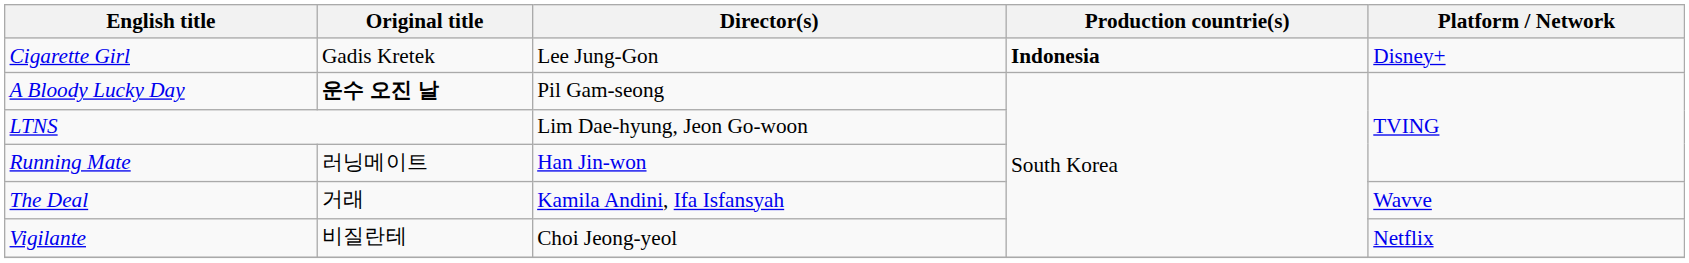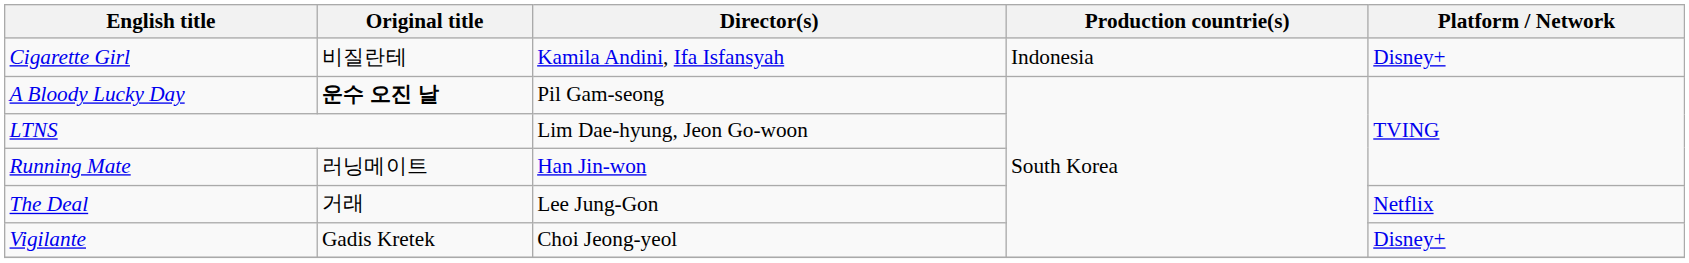(378, 55) Gadis Kretek -> (364, 56) 비질란테
(598, 55) Lee Jung-Gon -> (661, 57) Kamila Andini, Ifa Isfansyah
(1055, 55) bold -> (1052, 57) normal
(661, 200) Kamila Andini, Ifa Isfansyah -> (598, 204) Lee Jung-Gon
(1403, 200) Wavve -> (1403, 204) Netflix
(364, 237) 비질란테 -> (378, 239) Gadis Kretek
(1403, 237) Netflix -> (1409, 239) Disney+
